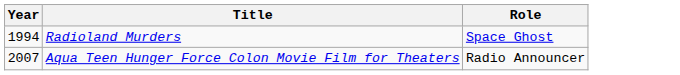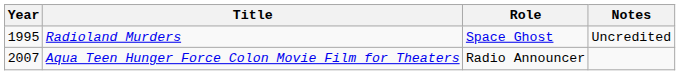+ column: (631, 15)
(24, 37) 1994 -> (24, 37) 1995
